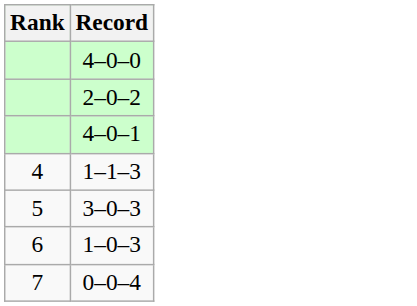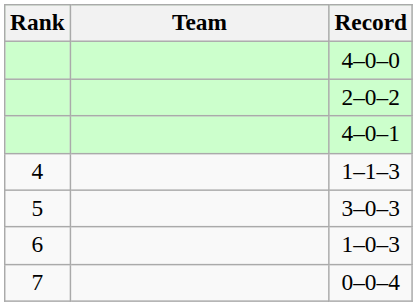+ column: (200, 23)
